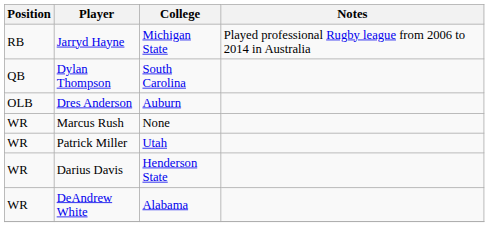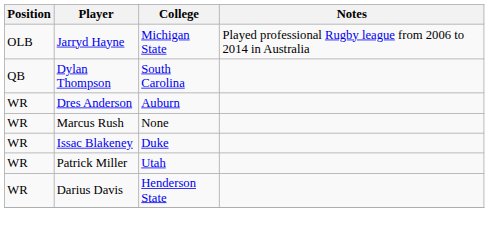(16, 41) RB -> (20, 41) OLB
(20, 103) OLB -> (17, 103) WR
+ row: (95, 143)
- row: (84, 204)
